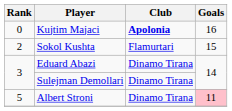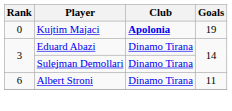(211, 30) 16 -> (211, 30) 19
- row: (66, 47)
(19, 98) 5 -> (19, 81) 6
(211, 98) pink background -> (211, 81) no background
